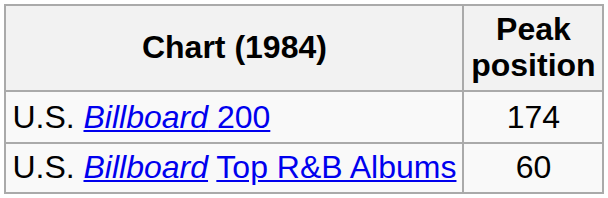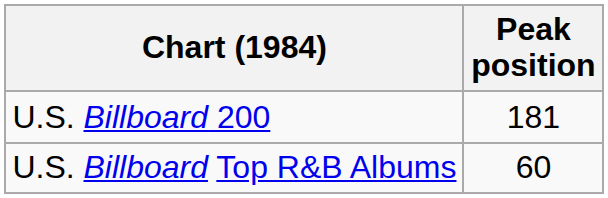(533, 116) 174 -> (533, 116) 181
